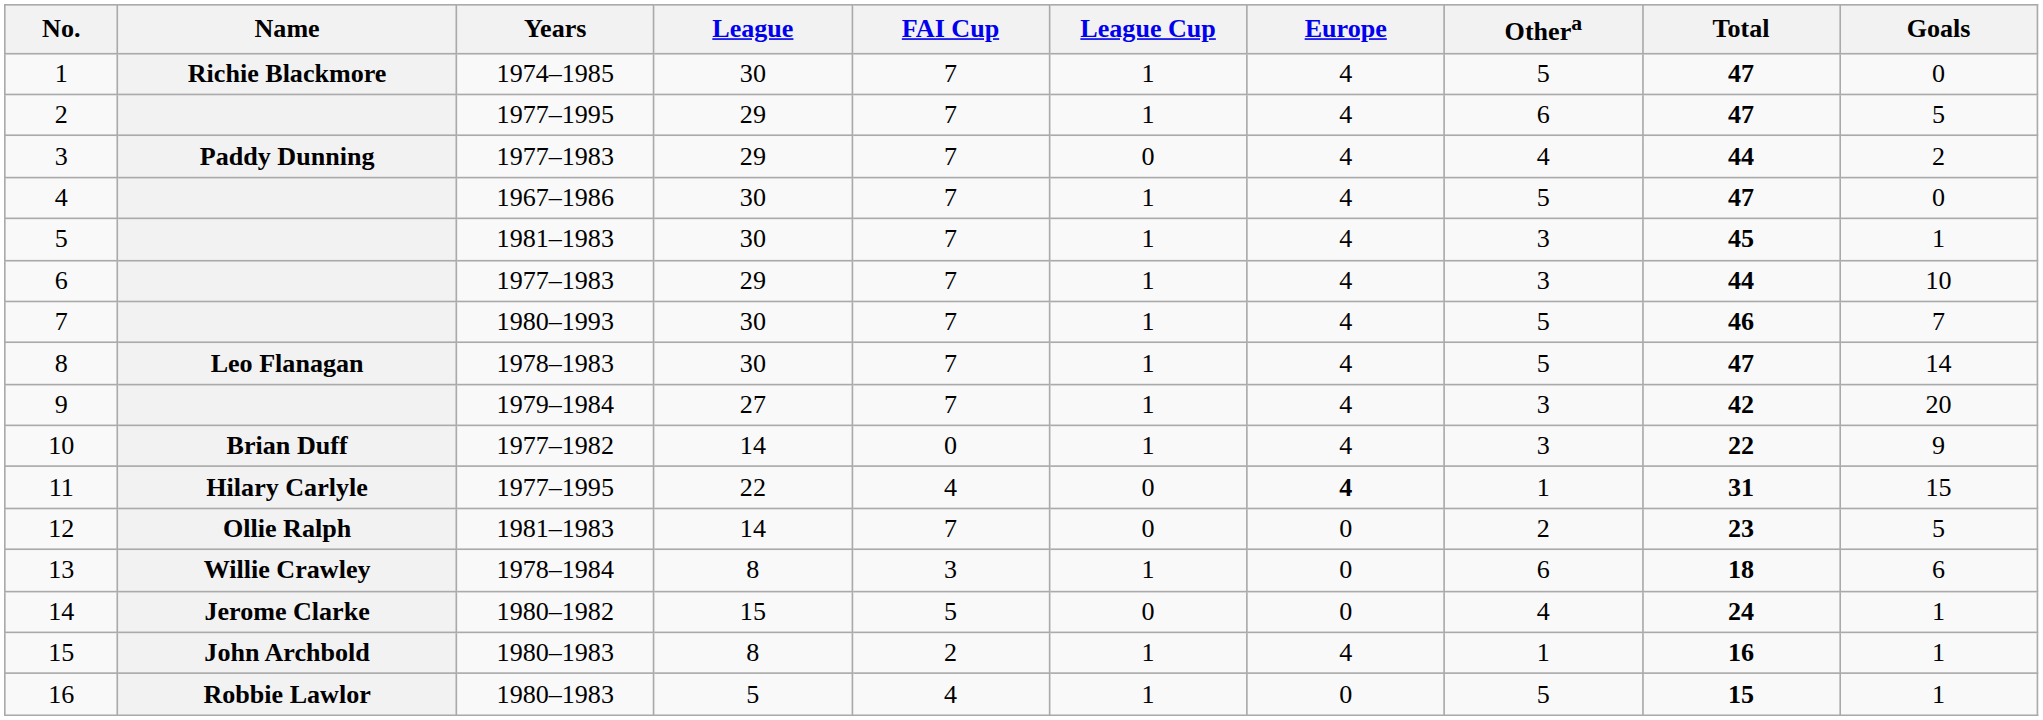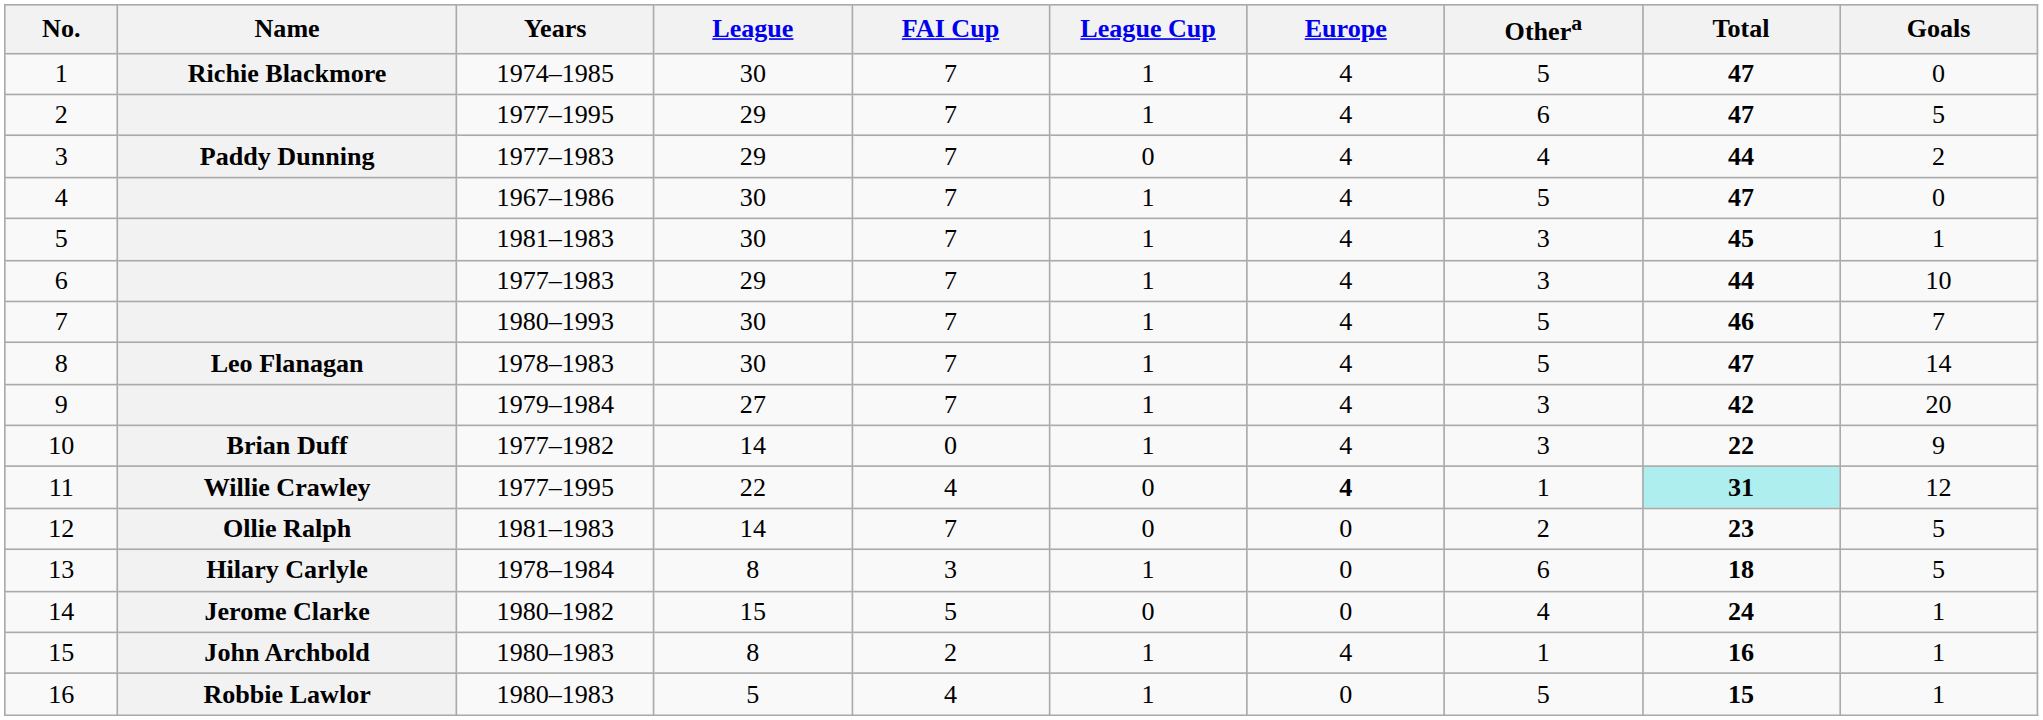(287, 487) Hilary Carlyle -> (287, 487) Willie Crawley
(1741, 487) no background -> (1741, 487) paleturquoise background
(1939, 487) 15 -> (1939, 487) 12
(287, 569) Willie Crawley -> (287, 569) Hilary Carlyle
(1939, 569) 6 -> (1939, 569) 5
